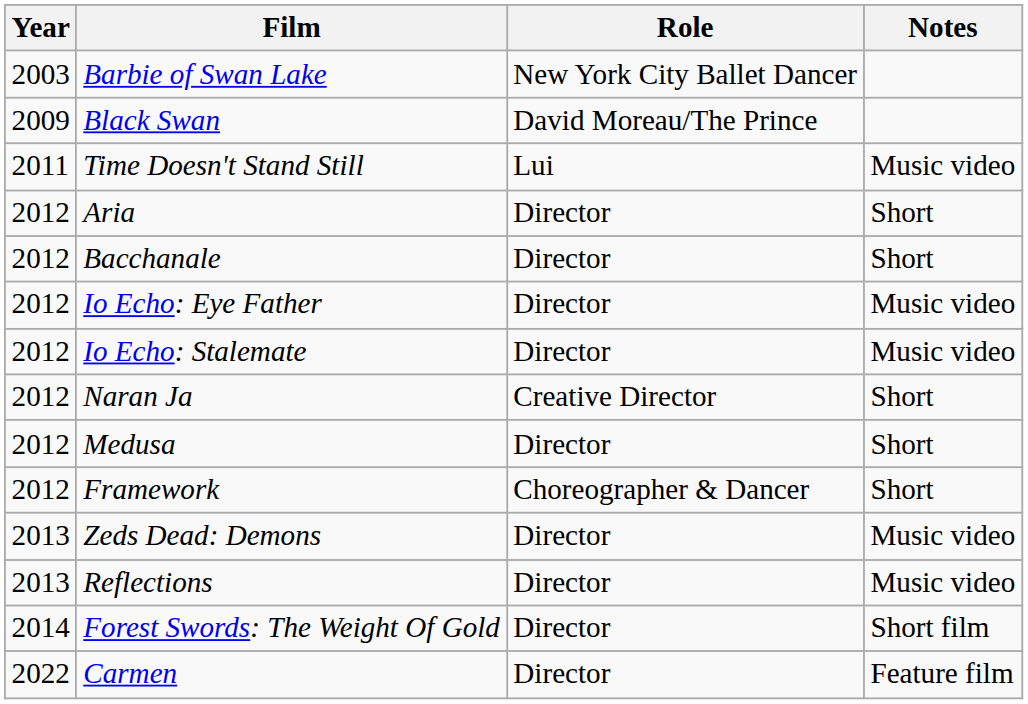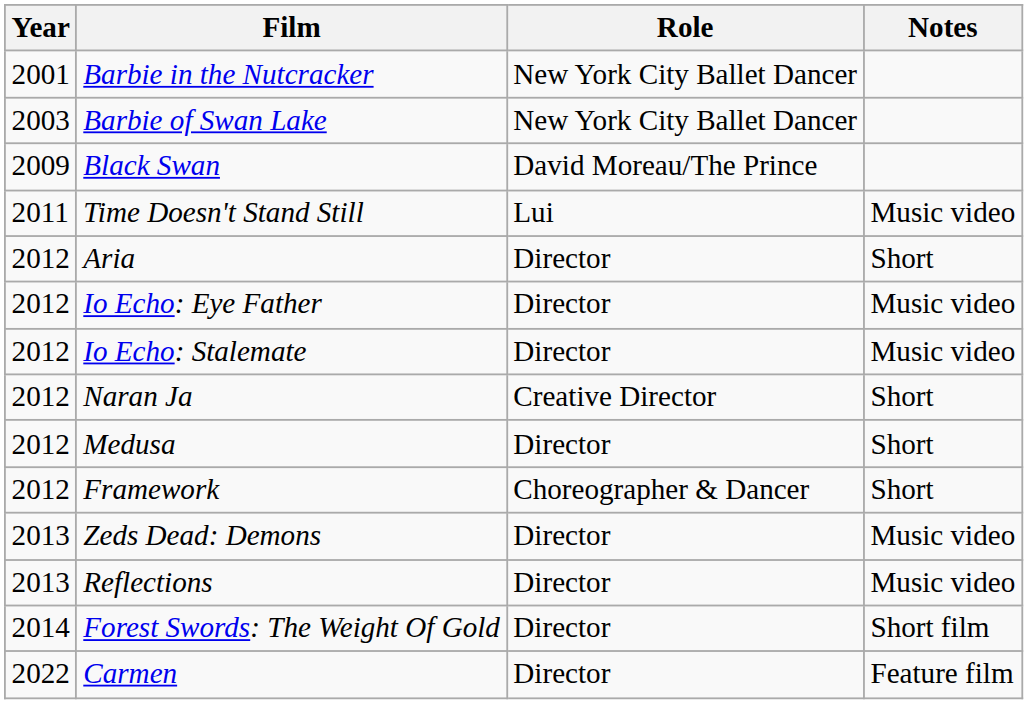+ row: (228, 73)
- row: (152, 258)
